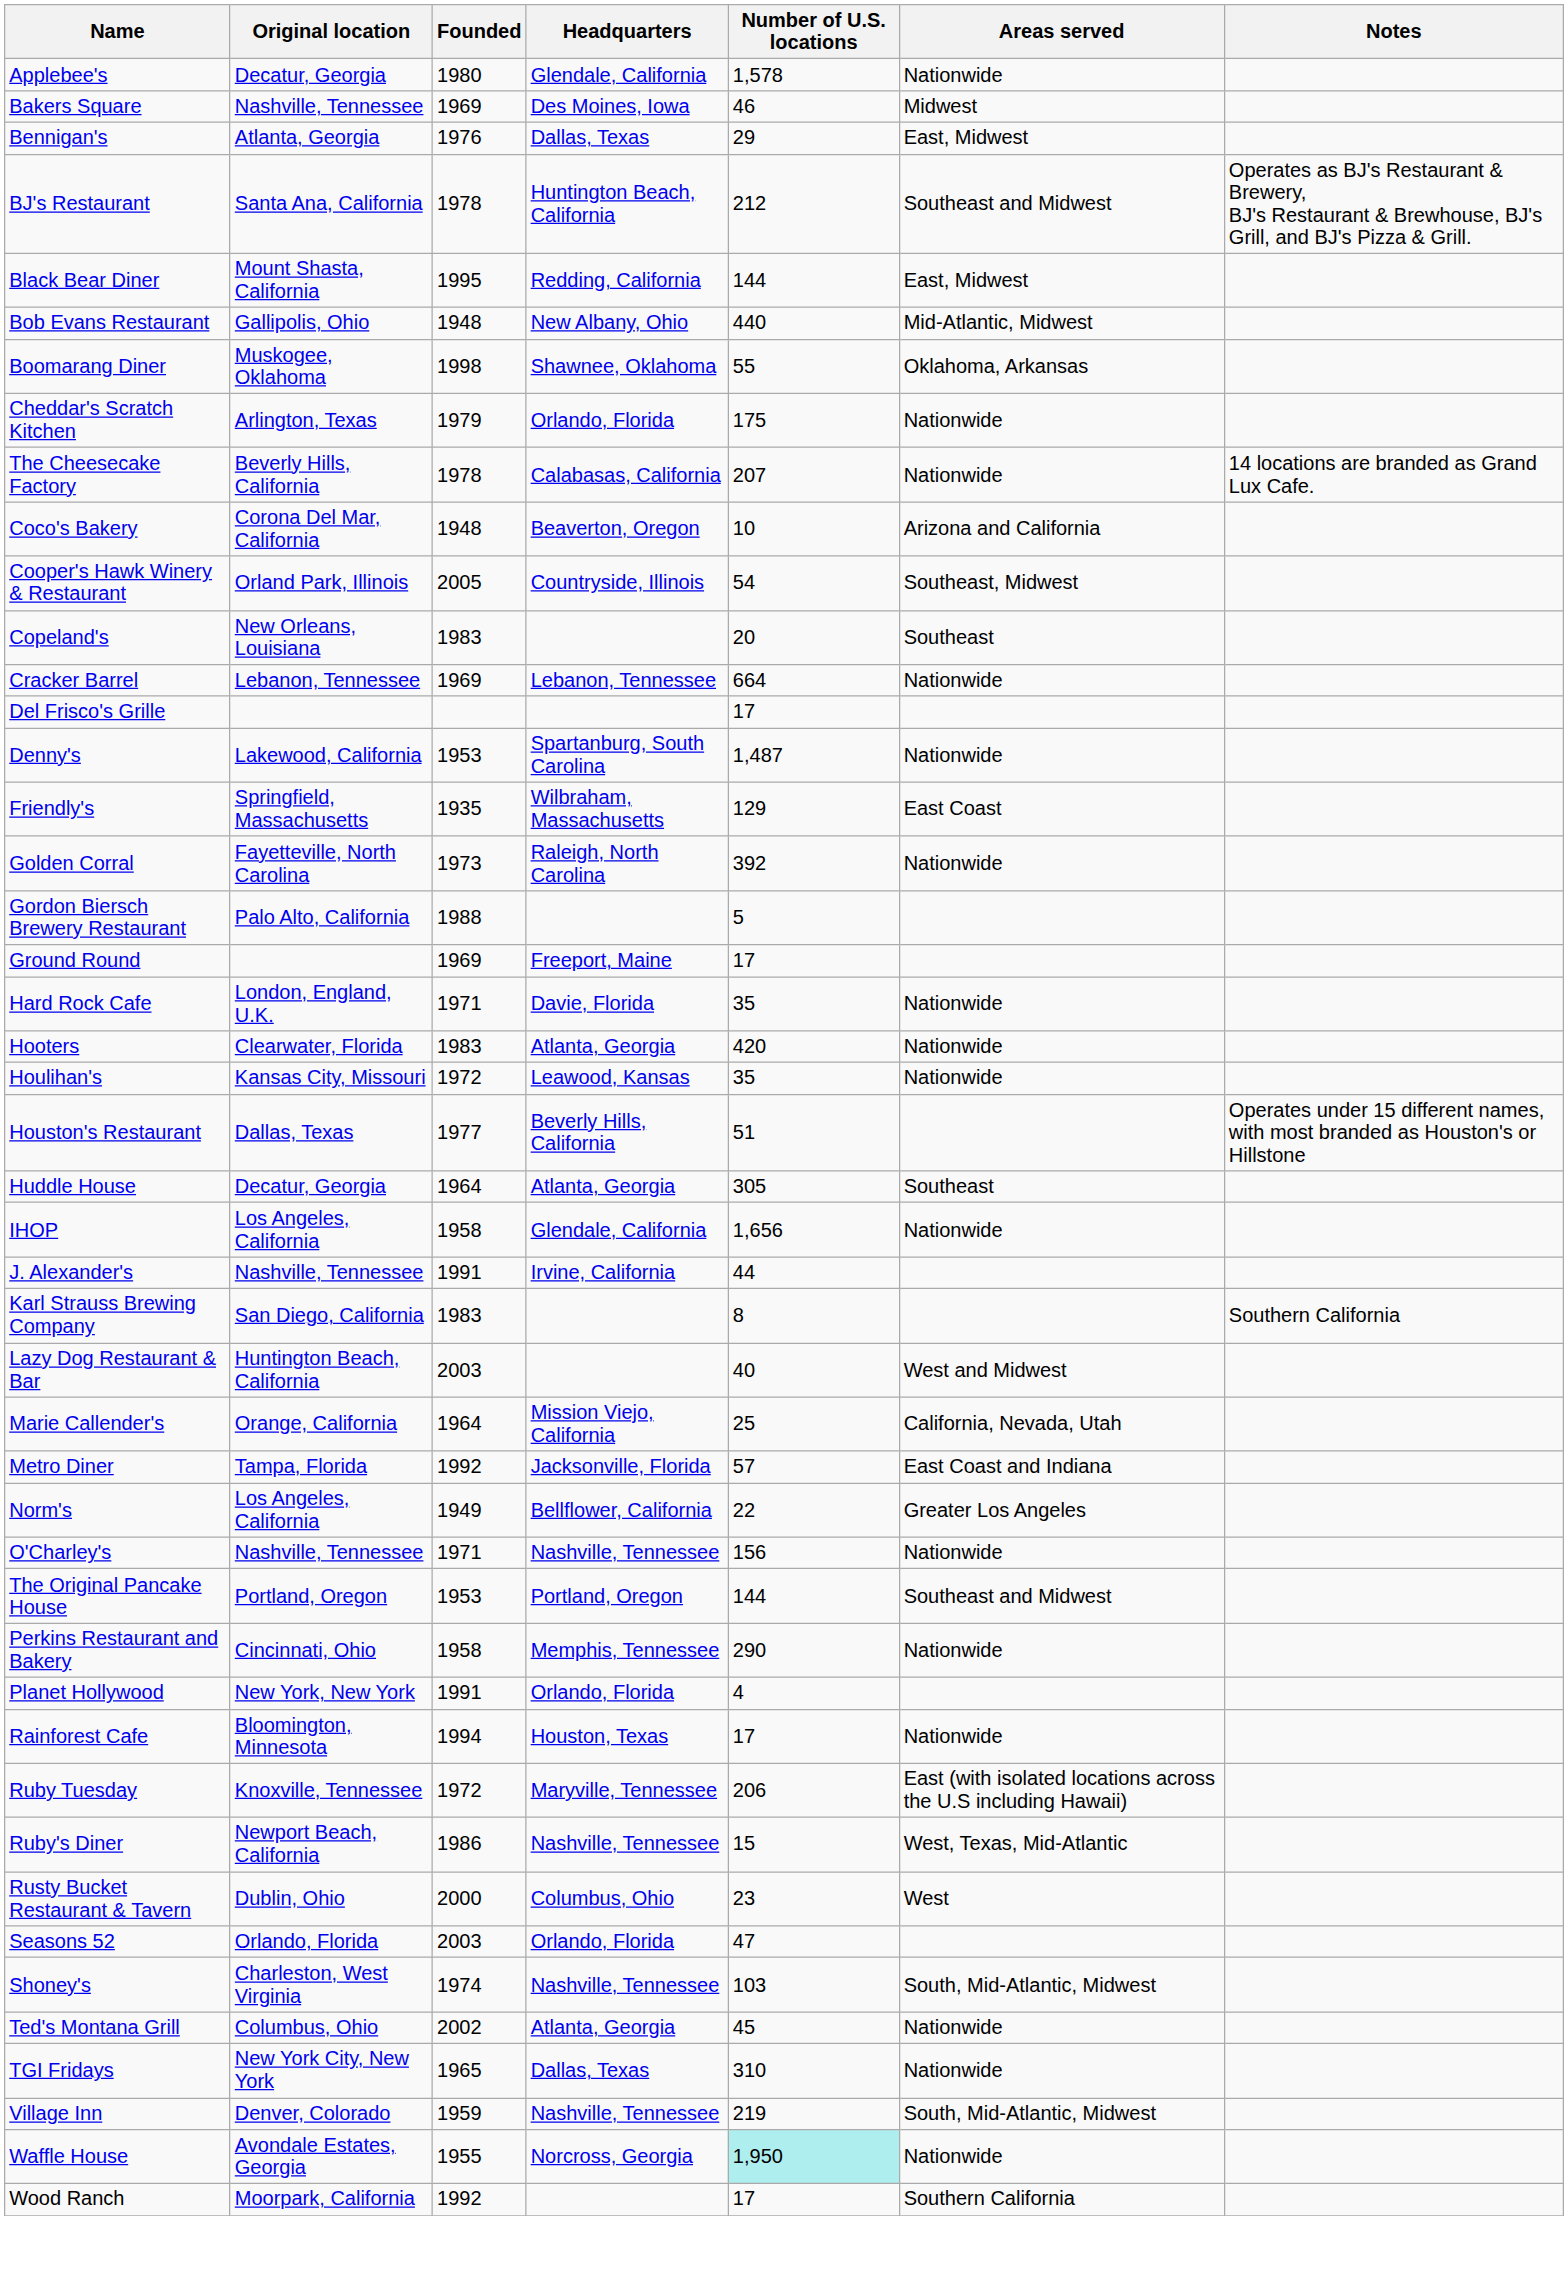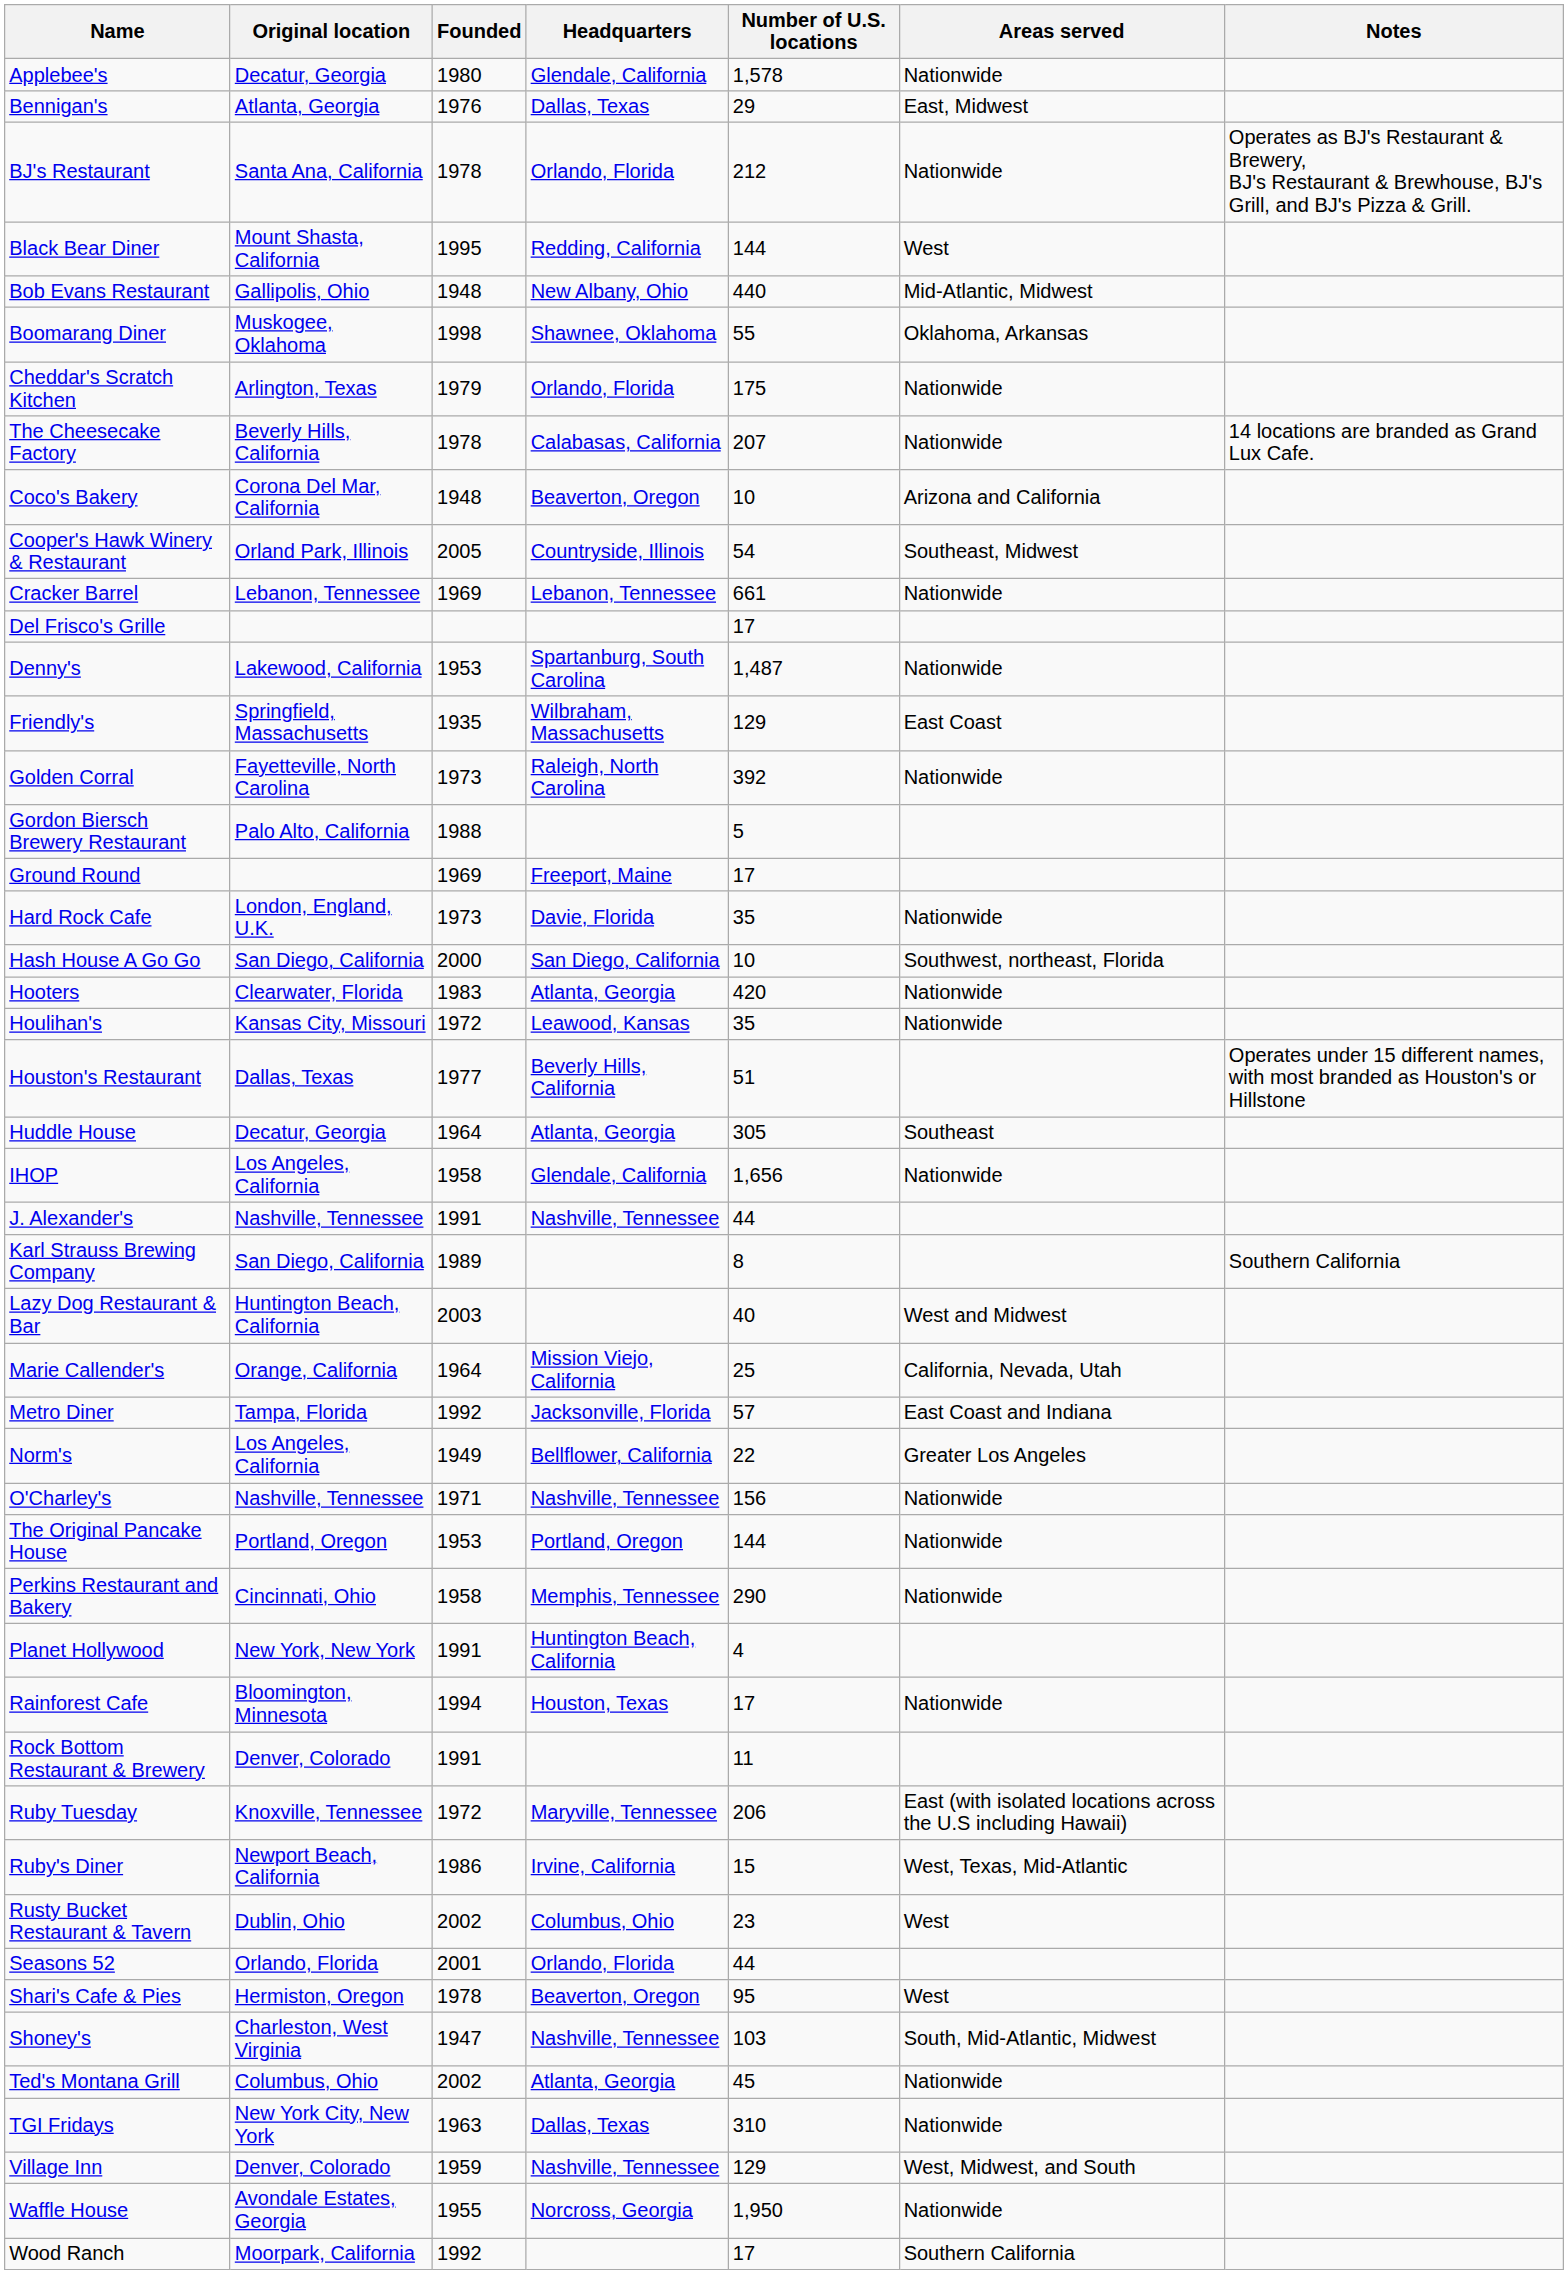- row: (75, 106)
(613, 203) Huntington Beach, California -> (602, 171) Orlando, Florida
(1008, 203) Southeast and Midwest -> (953, 171) Nationwide
(966, 280) East, Midwest -> (926, 248) West
- row: (59, 637)
(750, 680) 664 -> (750, 594) 661
(459, 1003) 1971 -> (459, 917) 1973
+ row: (105, 960)
(603, 1272) Irvine, California -> (625, 1218) Nashville, Tennessee
(459, 1315) 1983 -> (459, 1261) 1989
(1008, 1595) Southeast and Midwest -> (953, 1541) Nationwide
(602, 1693) Orlando, Florida -> (613, 1650) Huntington Beach, California
+ row: (107, 1758)
(625, 1844) Nashville, Tennessee -> (603, 1866) Irvine, California
(459, 1898) 2000 -> (459, 1921) 2002
(459, 1941) 2003 -> (459, 1964) 2001
(744, 1941) 47 -> (744, 1964) 44
+ row: (95, 1995)
(459, 1984) 1974 -> (459, 2038) 1947
(459, 2070) 1965 -> (459, 2124) 1963
(750, 2113) 219 -> (750, 2167) 129
(1030, 2113) South, Mid-Atlantic, Midwest -> (1020, 2167) West, Midwest, and South
(758, 2156) paleturquoise background -> (758, 2210) no background
